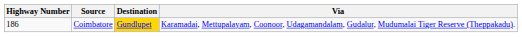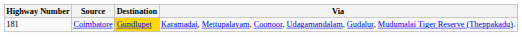(12, 24) 186 -> (12, 24) 181
